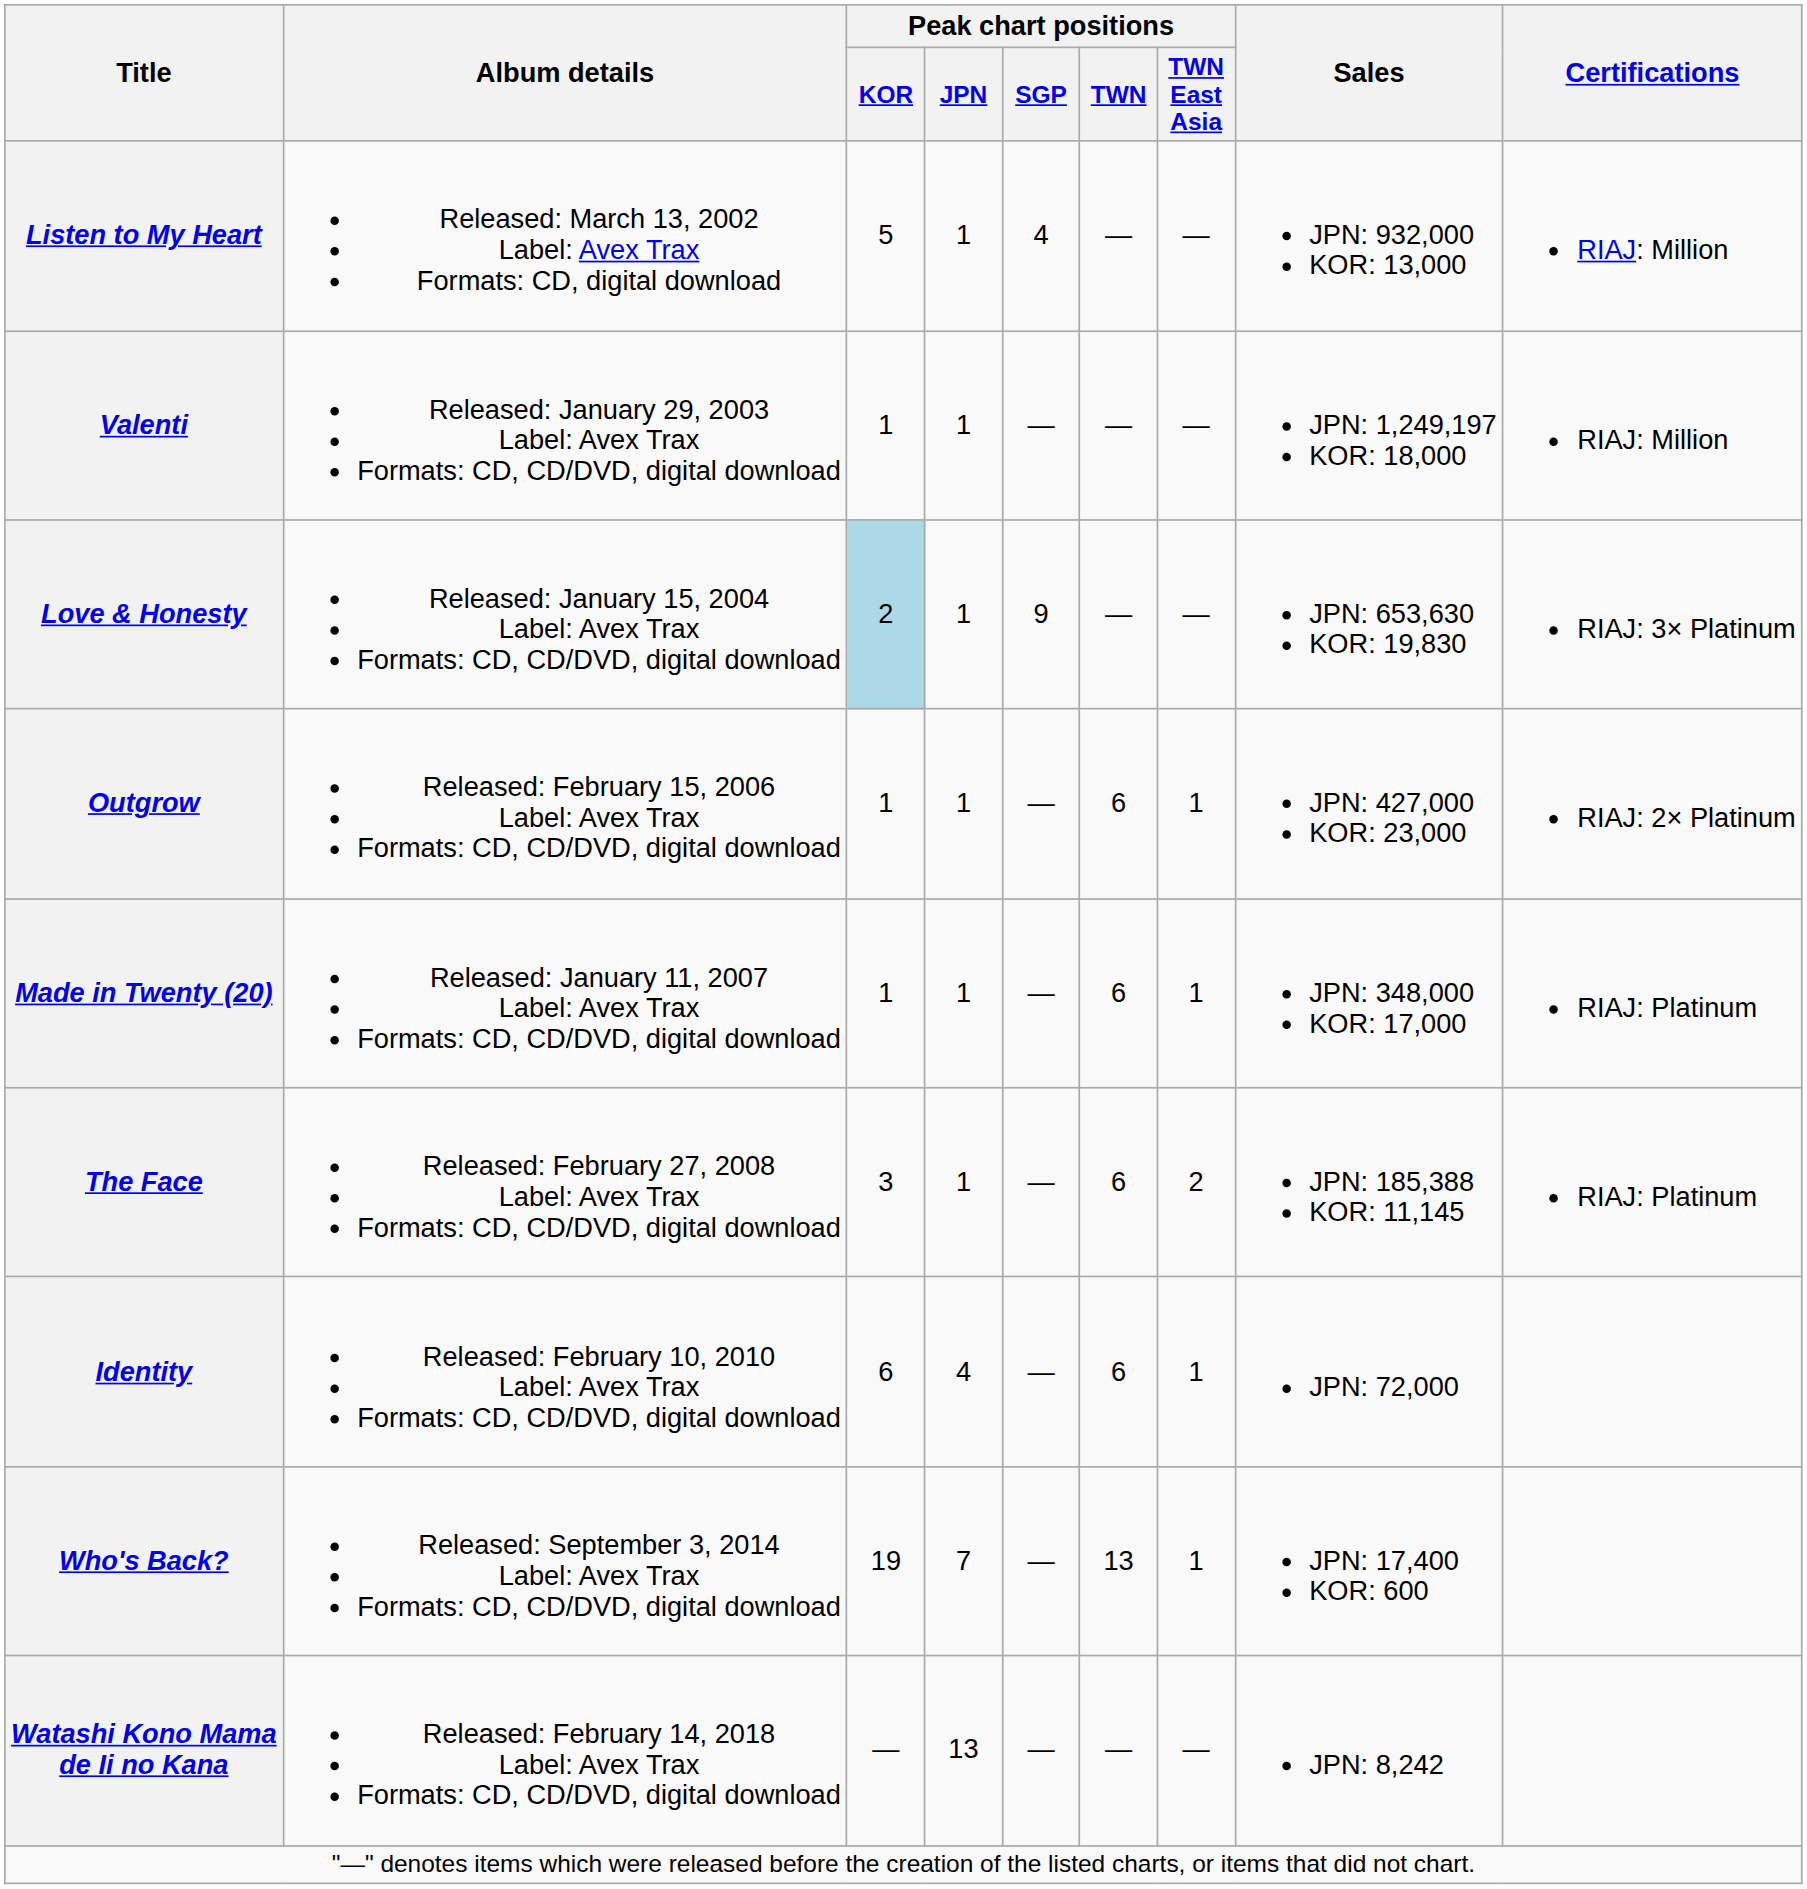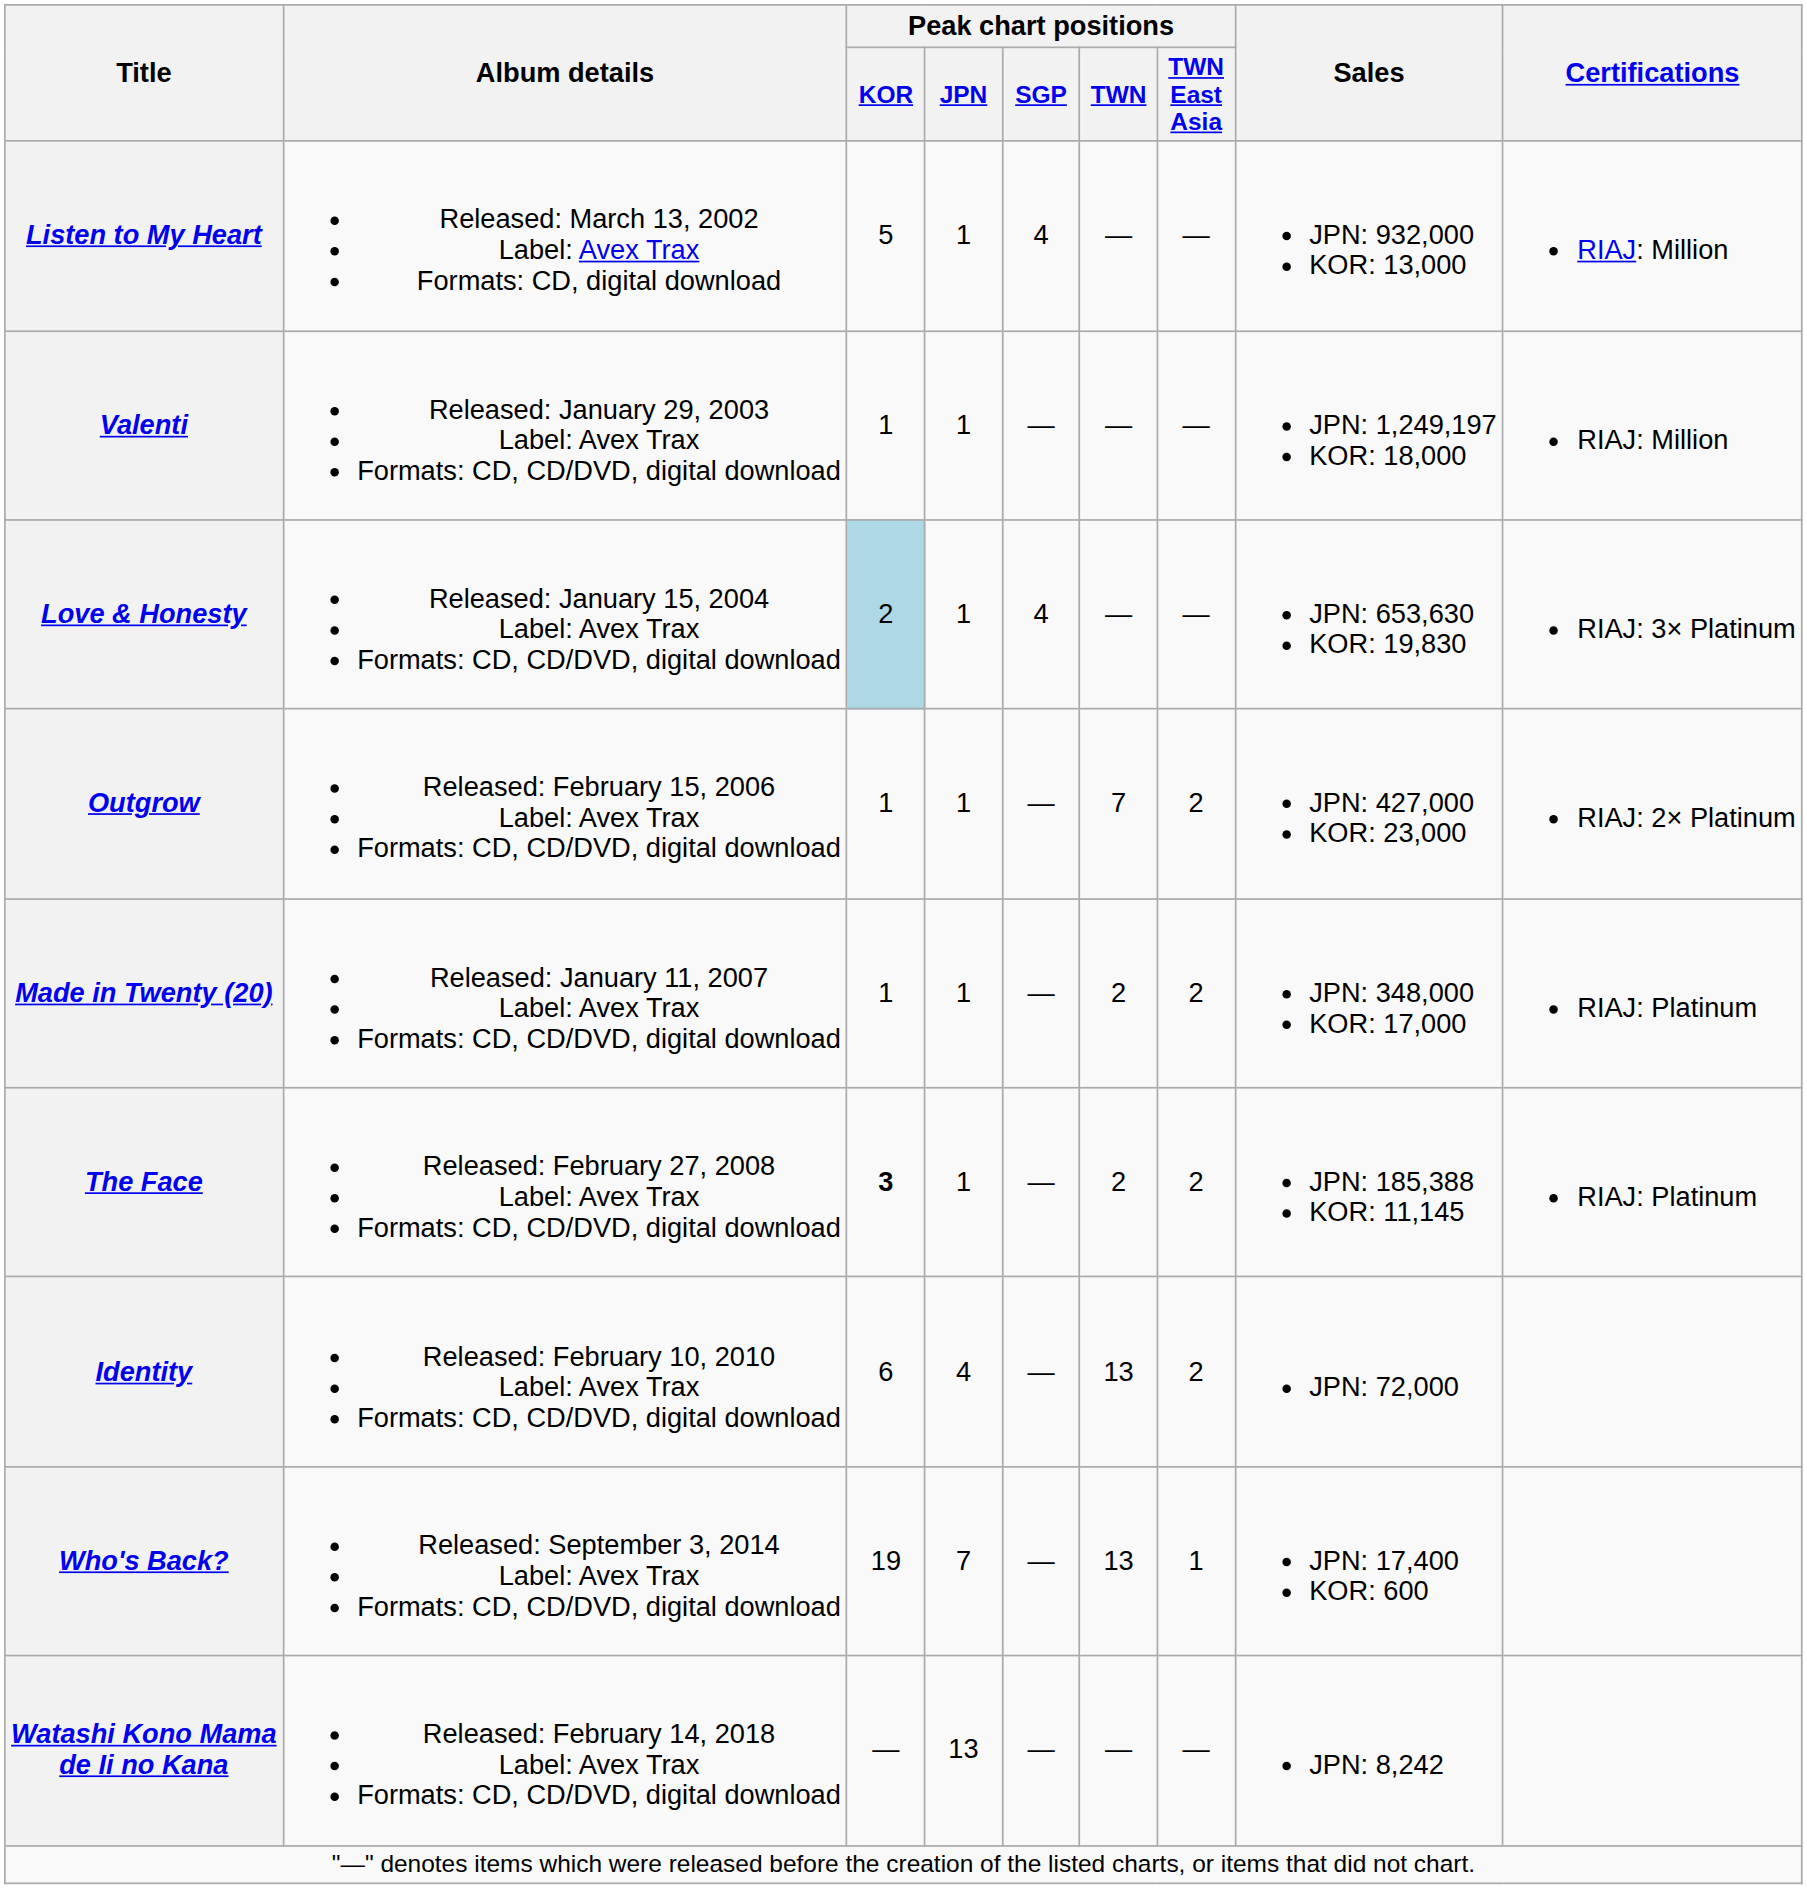(1041, 614) 9 -> (1041, 614) 4
(1119, 803) 6 -> (1119, 803) 7
(1196, 803) 1 -> (1196, 803) 2
(1119, 992) 6 -> (1119, 992) 2
(1196, 992) 1 -> (1196, 992) 2
(886, 1182) normal -> (886, 1182) bold
(1119, 1182) 6 -> (1119, 1182) 2
(1119, 1371) 6 -> (1119, 1371) 13
(1196, 1371) 1 -> (1196, 1371) 2
